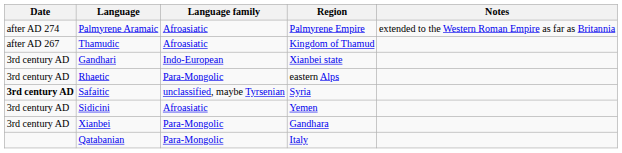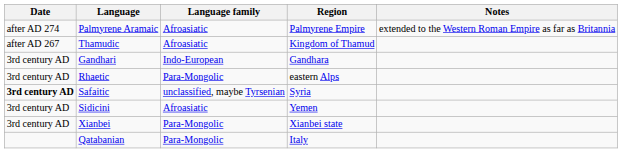(316, 60) Xianbei state -> (309, 60) Gandhara
(309, 124) Gandhara -> (316, 124) Xianbei state
